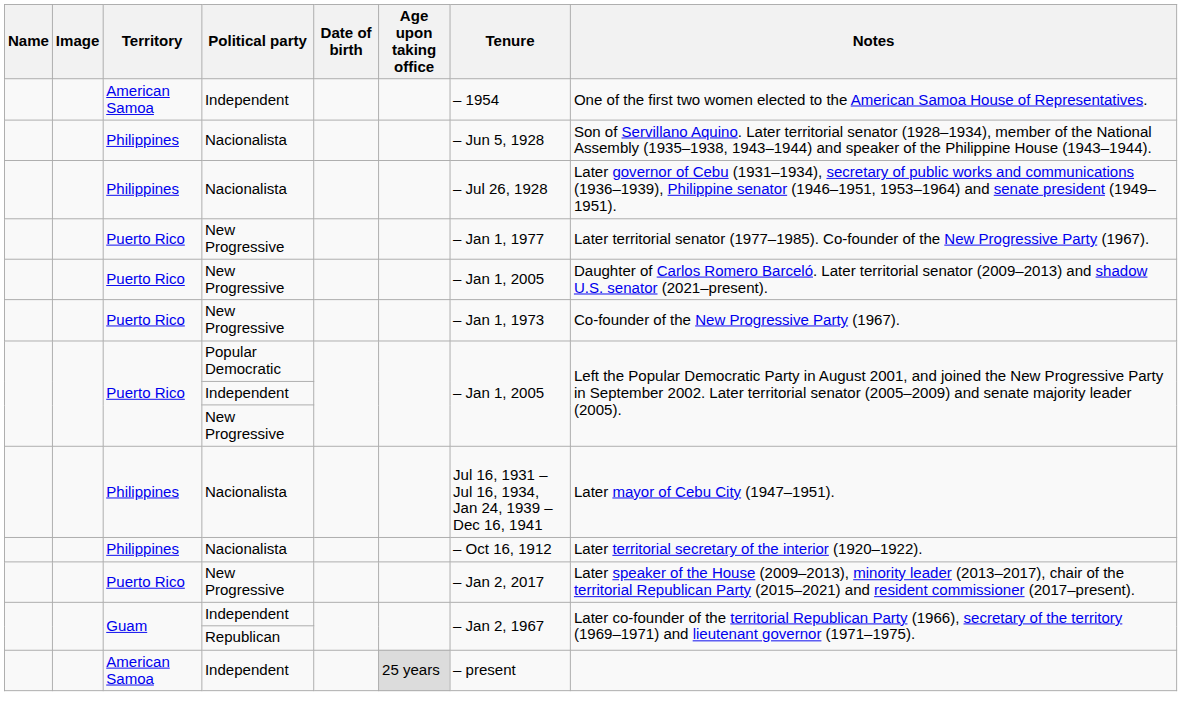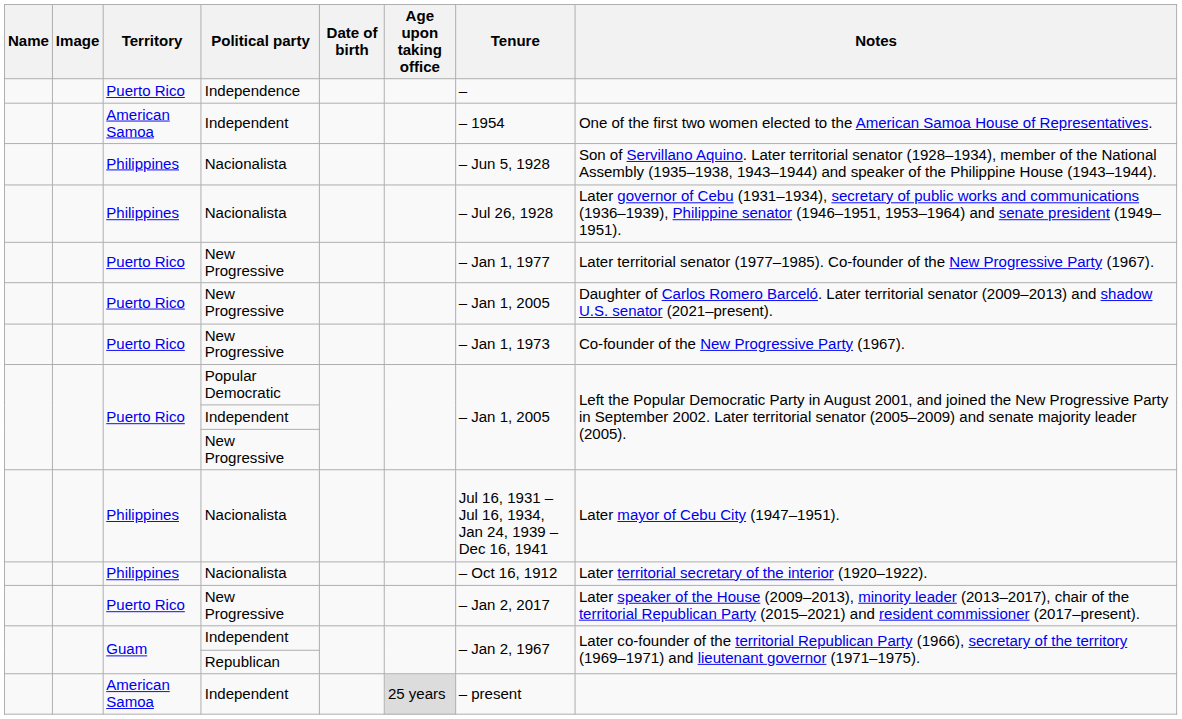+ row: (146, 91)
